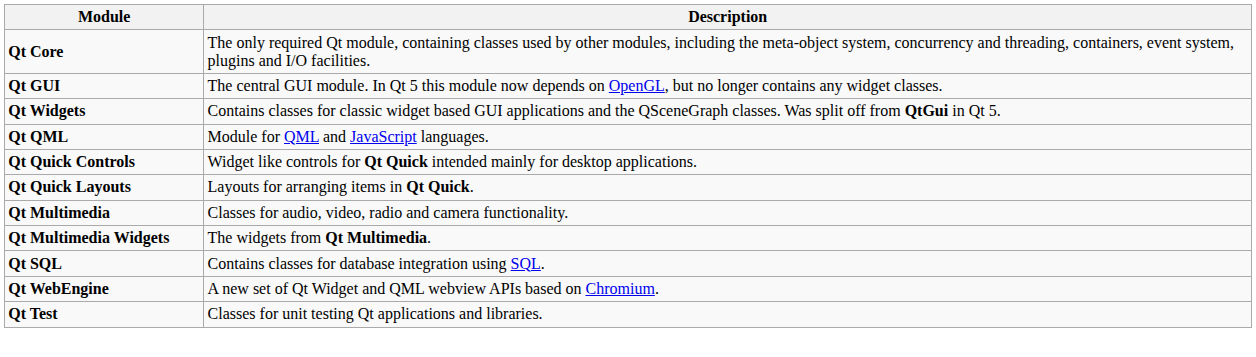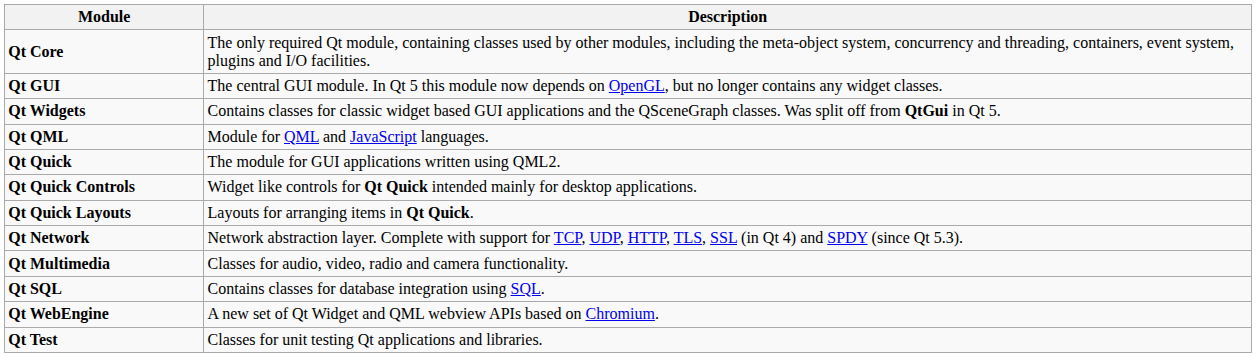+ row: (40, 162)
+ row: (49, 238)
- row: (89, 238)
